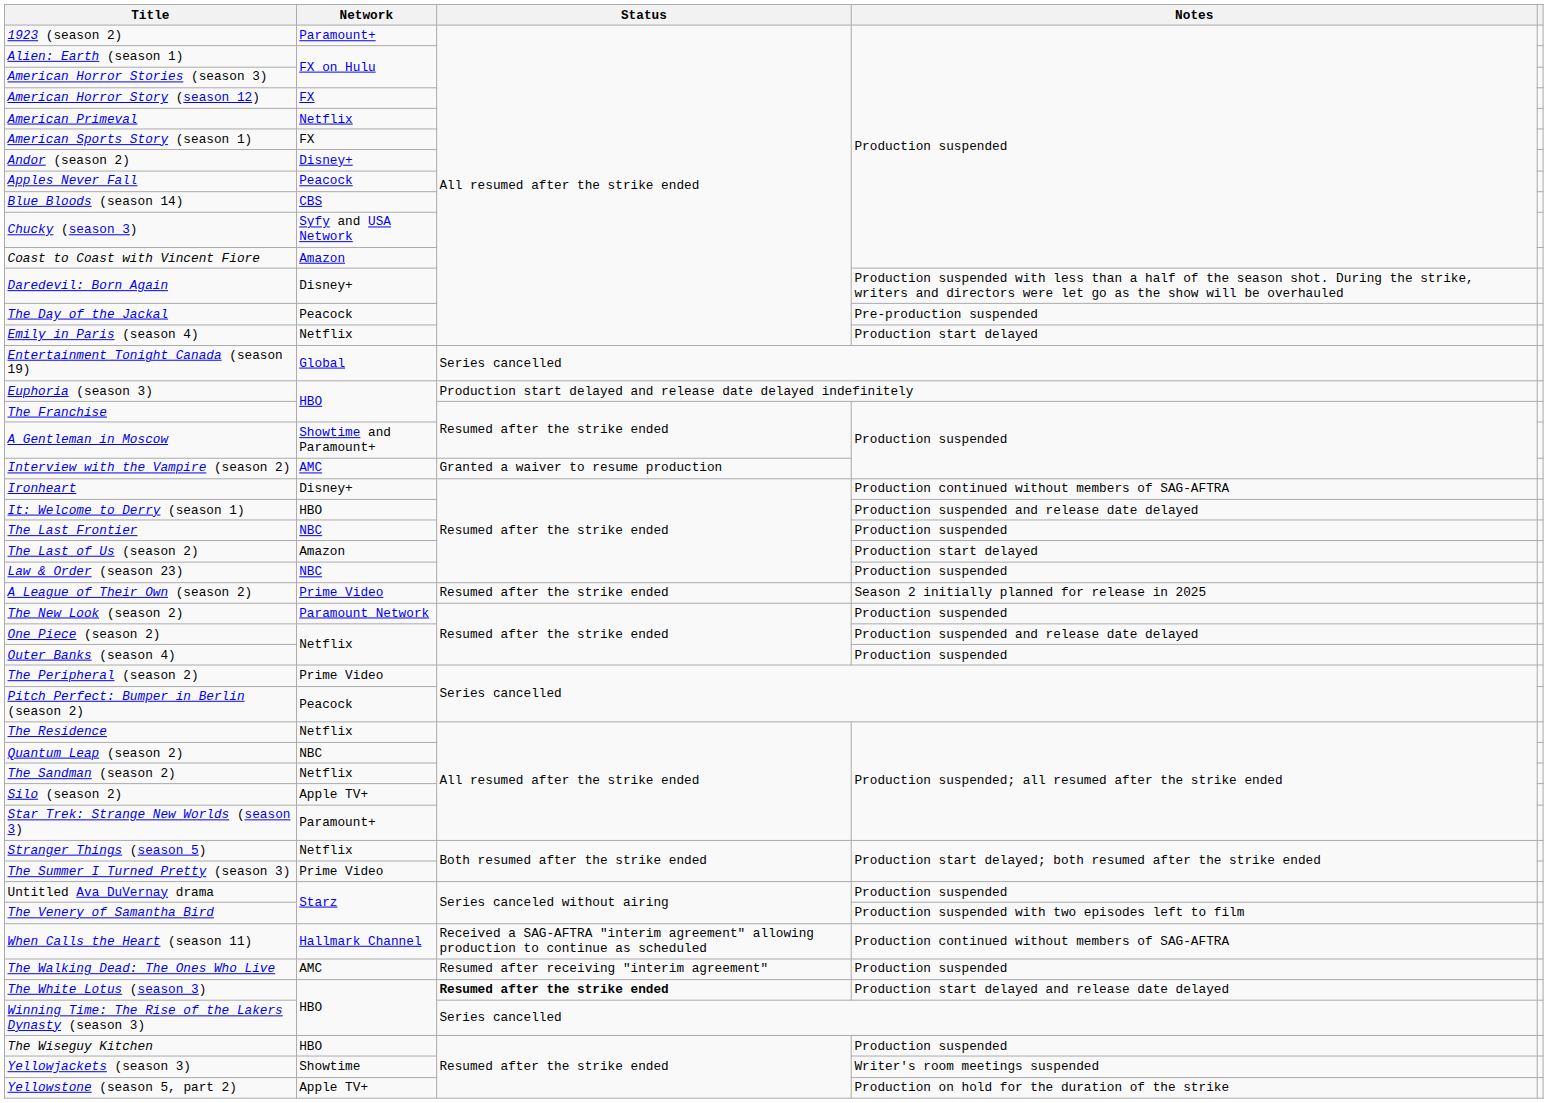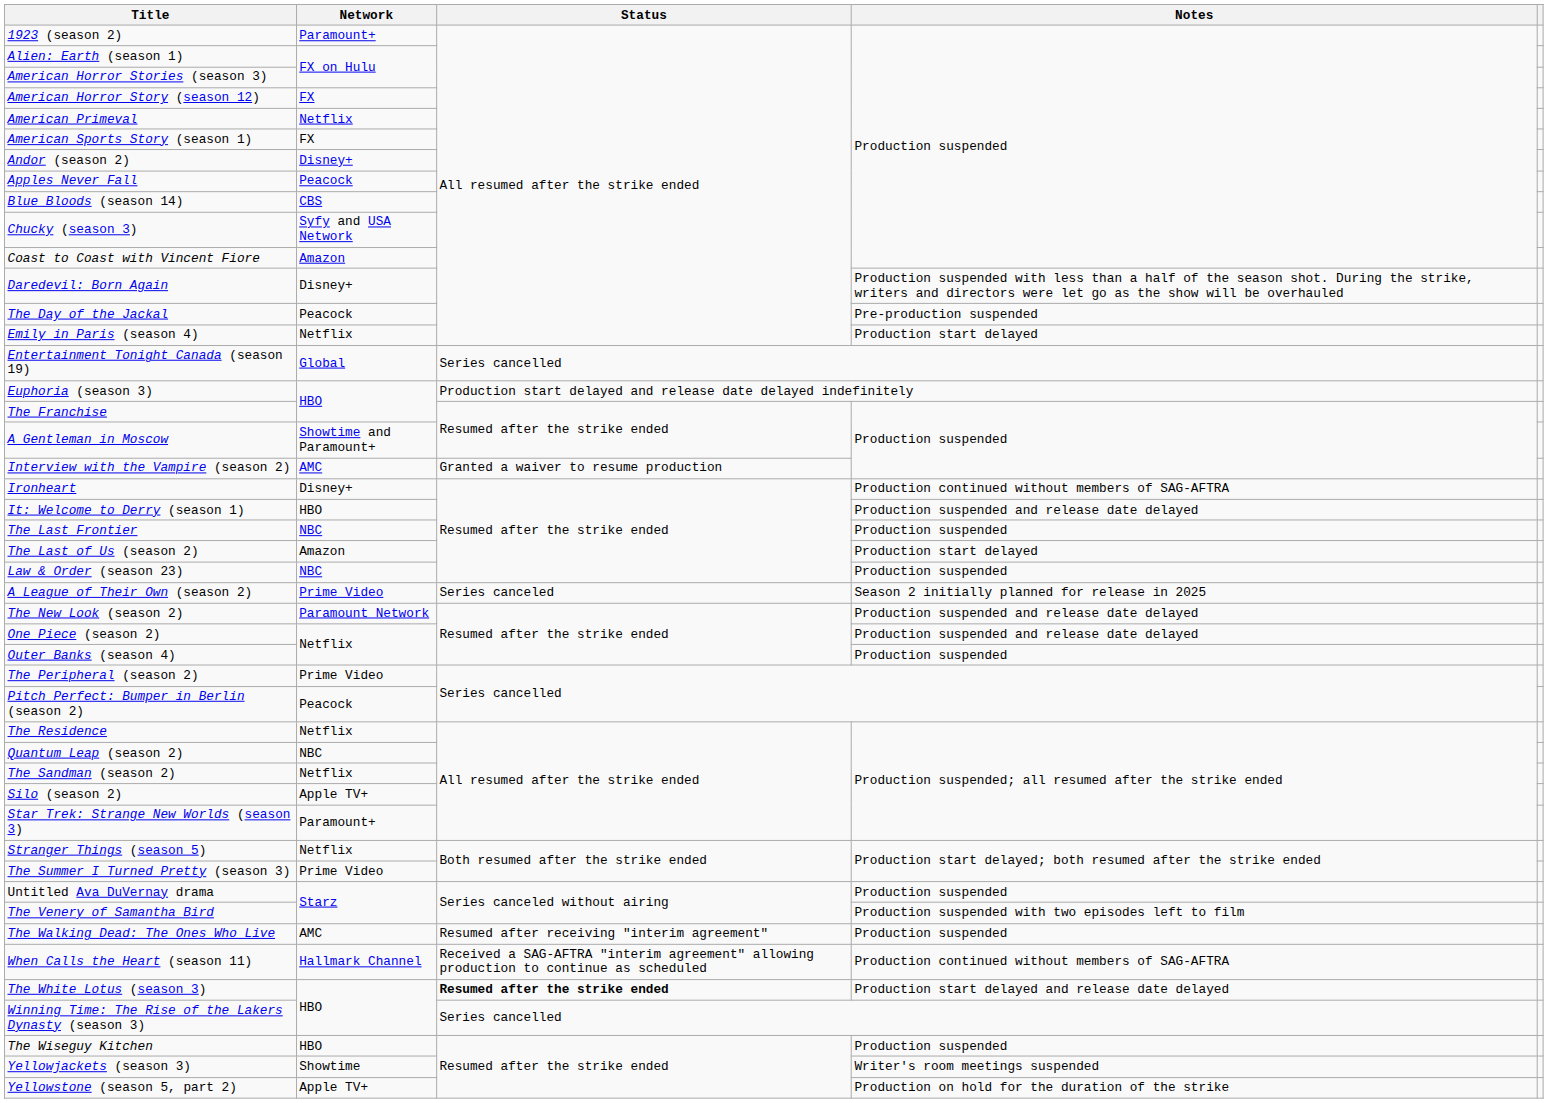(554, 593) Resumed after the strike ended -> (497, 593) Series canceled
(931, 614) Production suspended -> (1026, 614) Production suspended and release date delayed
rows swapped: (141, 969) <-> (130, 941)
